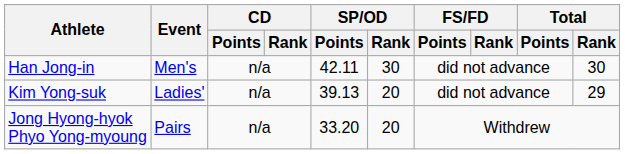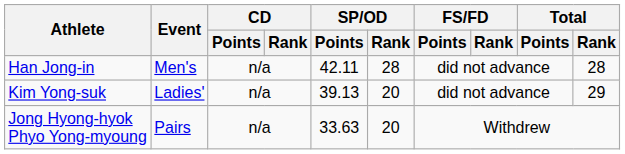(391, 68) 30 -> (391, 68) 28
(596, 68) 30 -> (596, 68) 28
(339, 127) 33.20 -> (339, 127) 33.63
